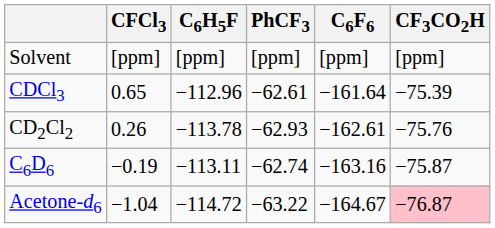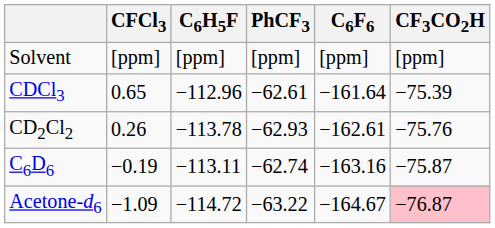(134, 204) −1.04 -> (134, 204) −1.09
